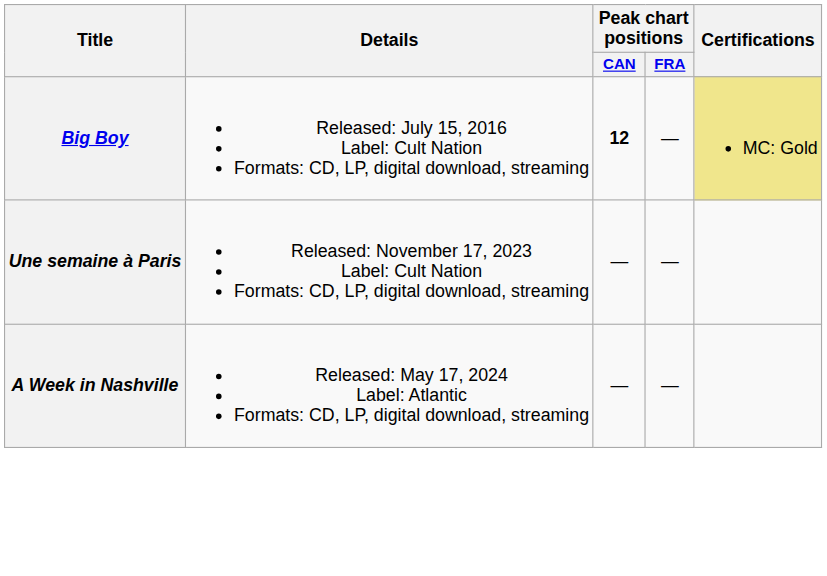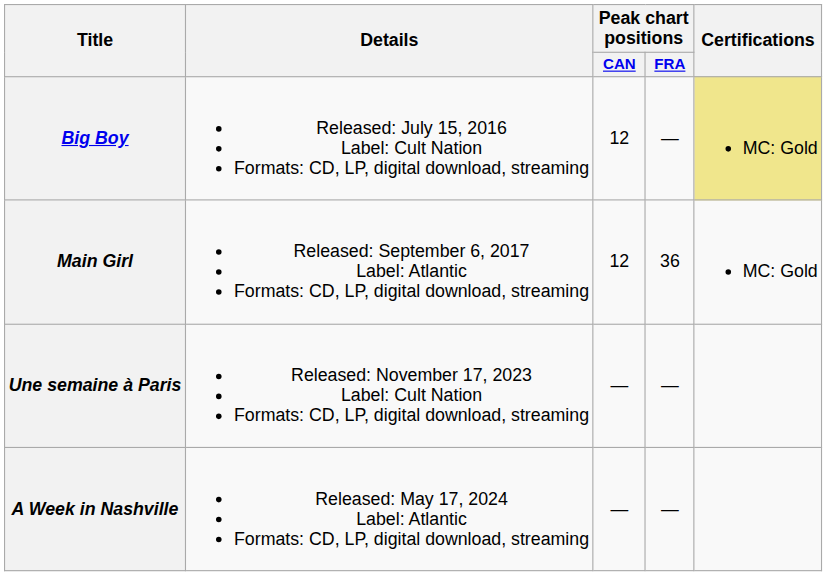(619, 138) bold -> (619, 138) normal
+ row: (95, 261)
